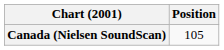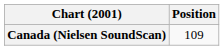(194, 34) 105 -> (194, 34) 109
